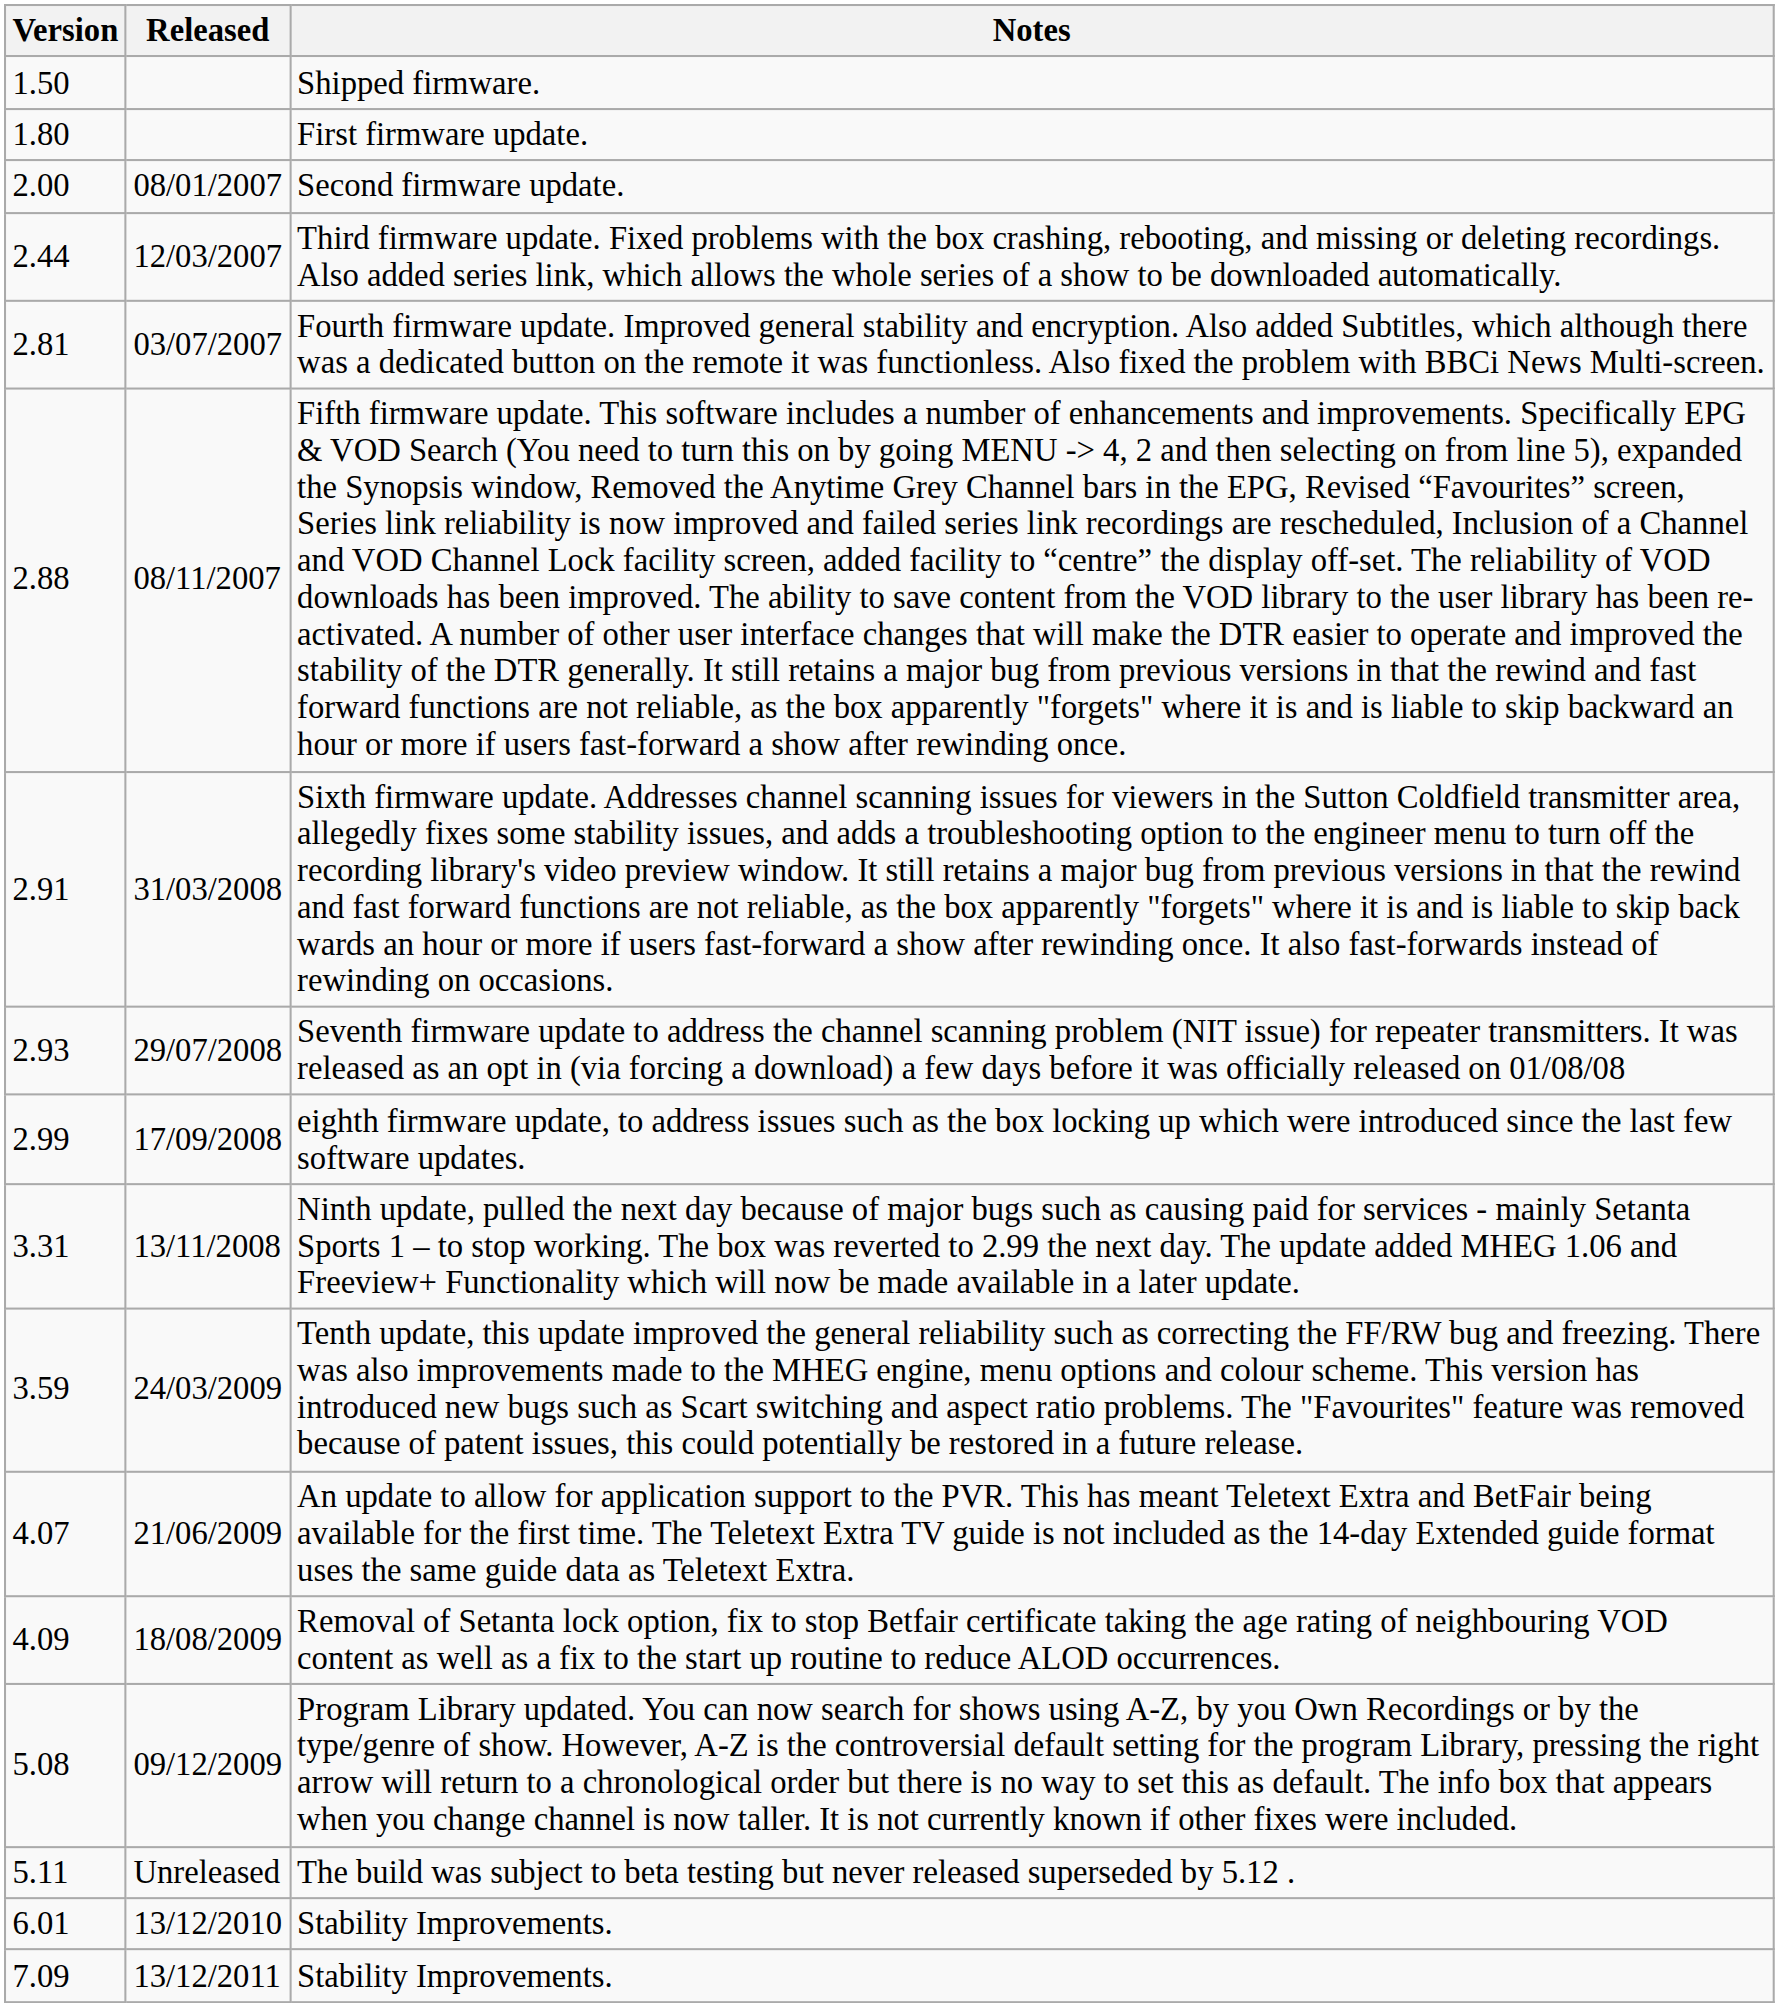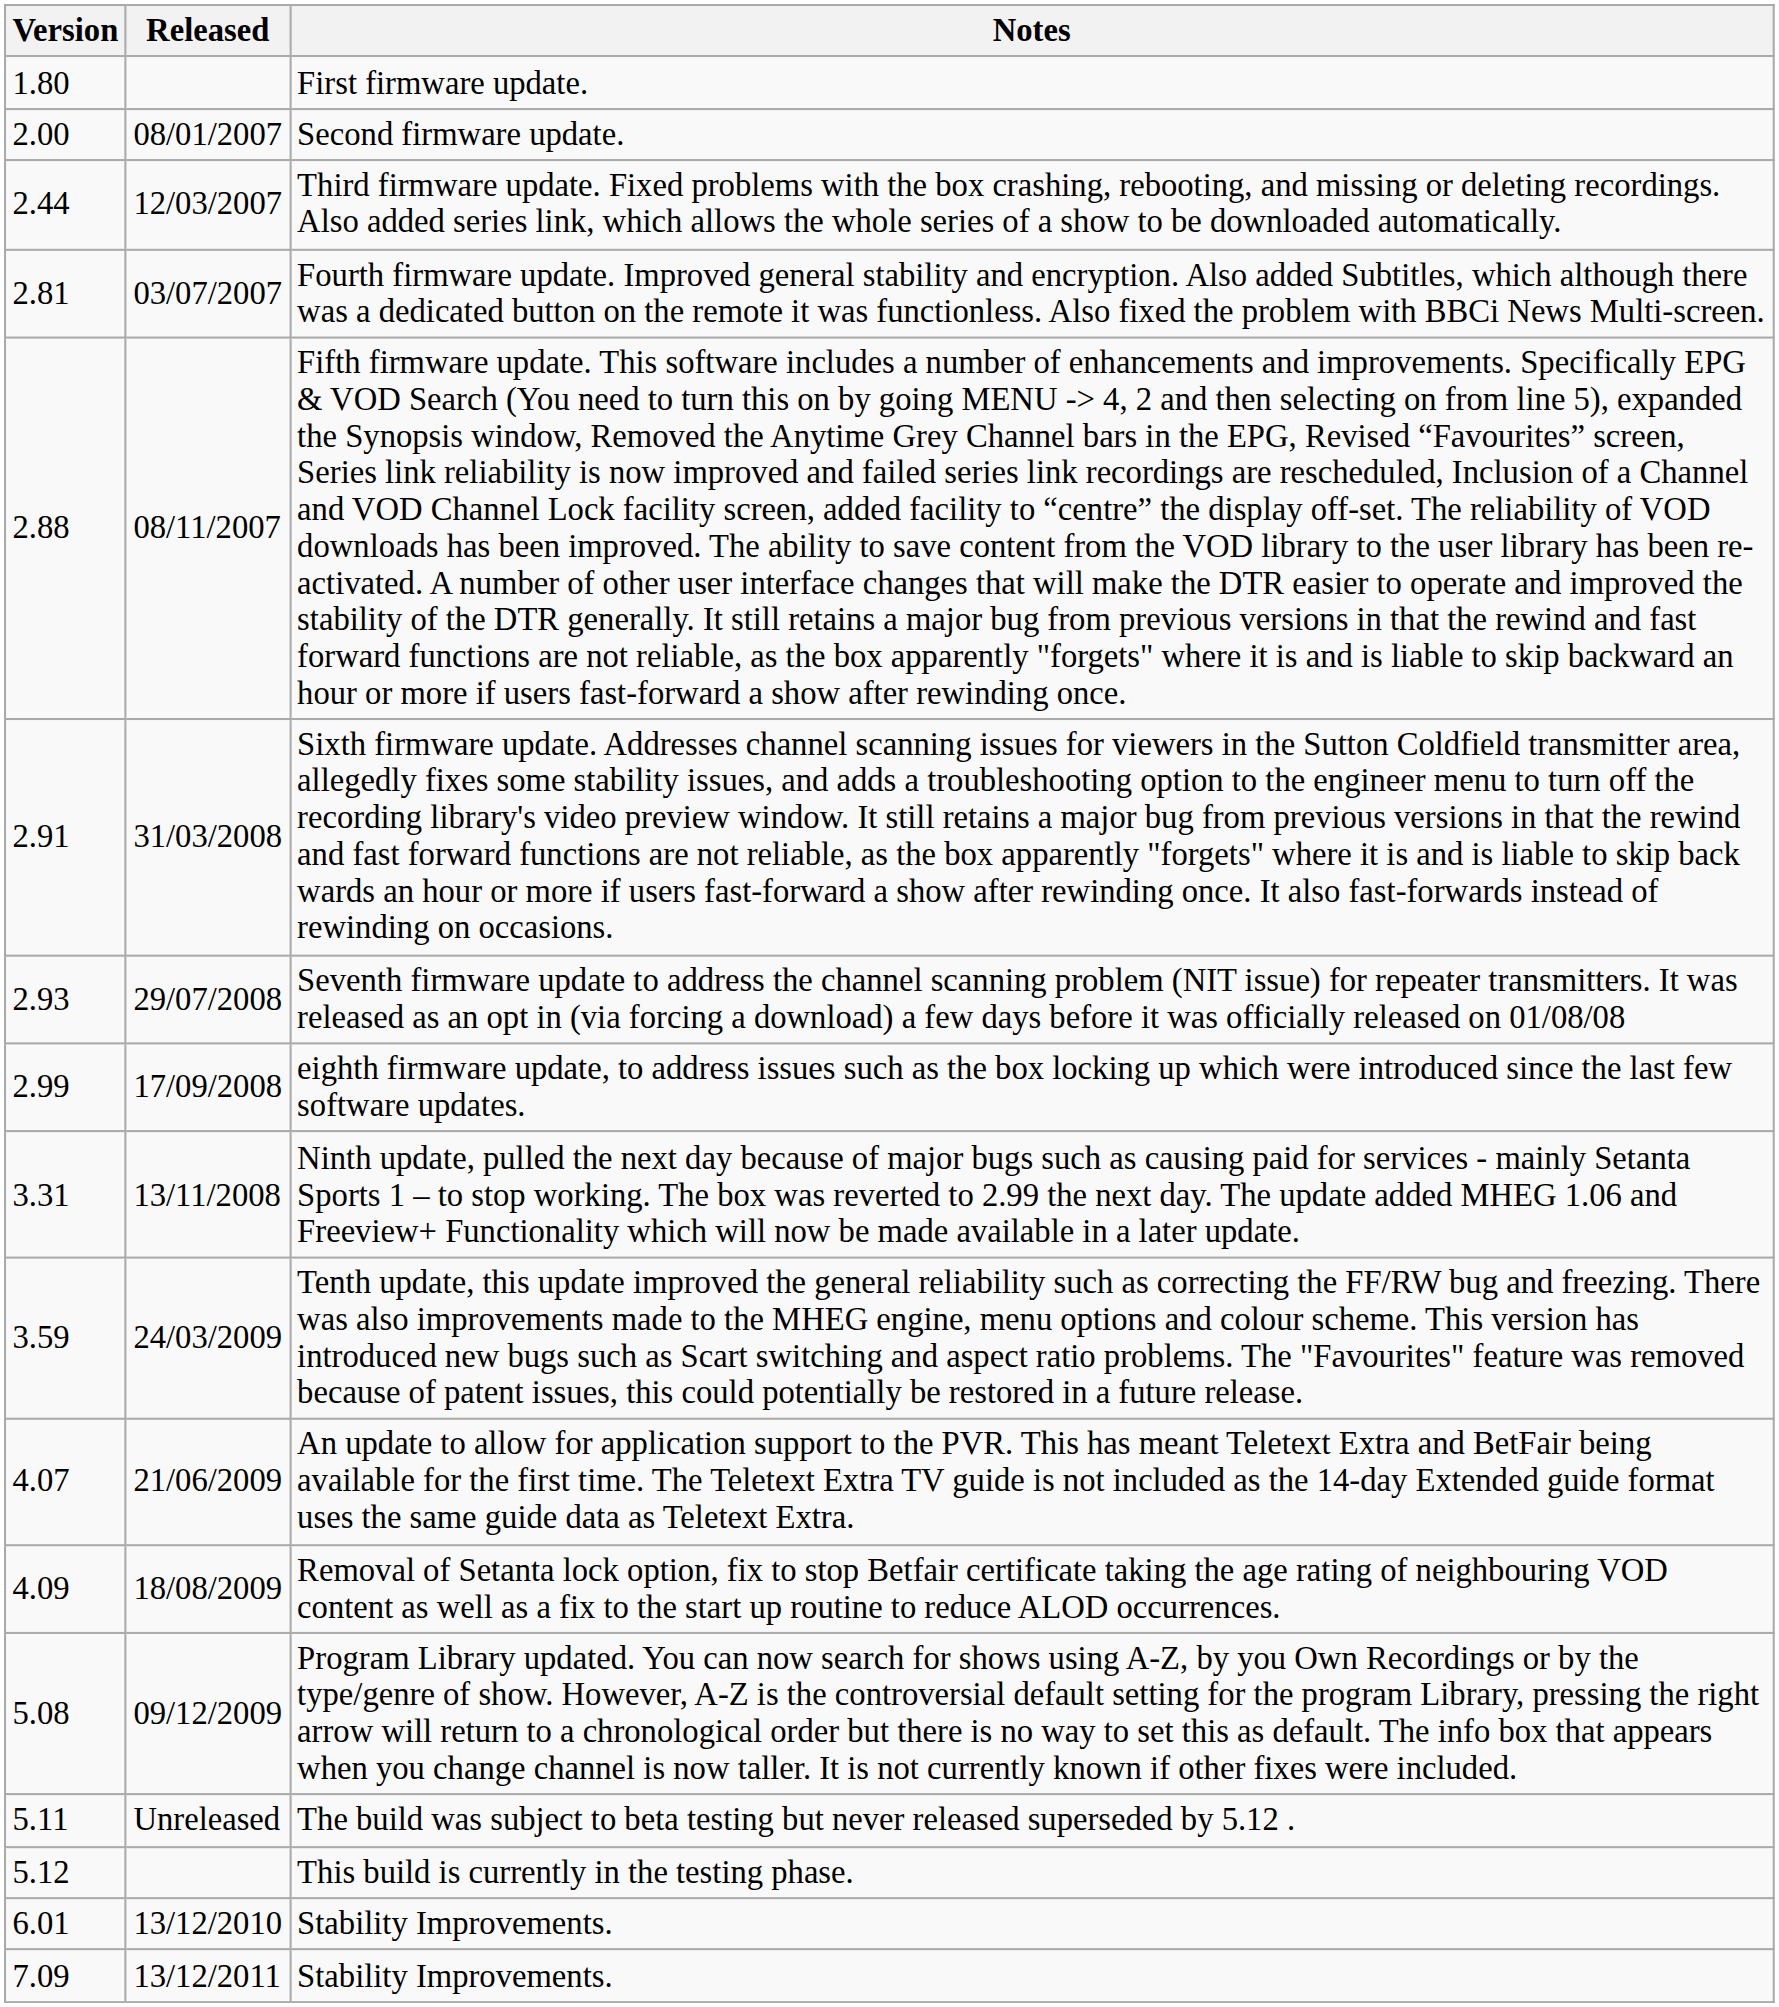- row: (41, 82)
+ row: (41, 1871)
